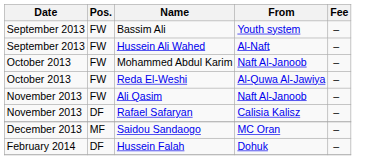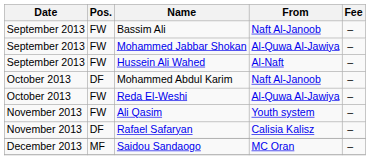(269, 29) Youth system -> (286, 29) Naft Al-Janoob
+ row: (182, 46)
(98, 63) FW -> (97, 79) DF
(272, 96) Naft Al-Janoob -> (283, 113) Youth system
- row: (151, 146)
